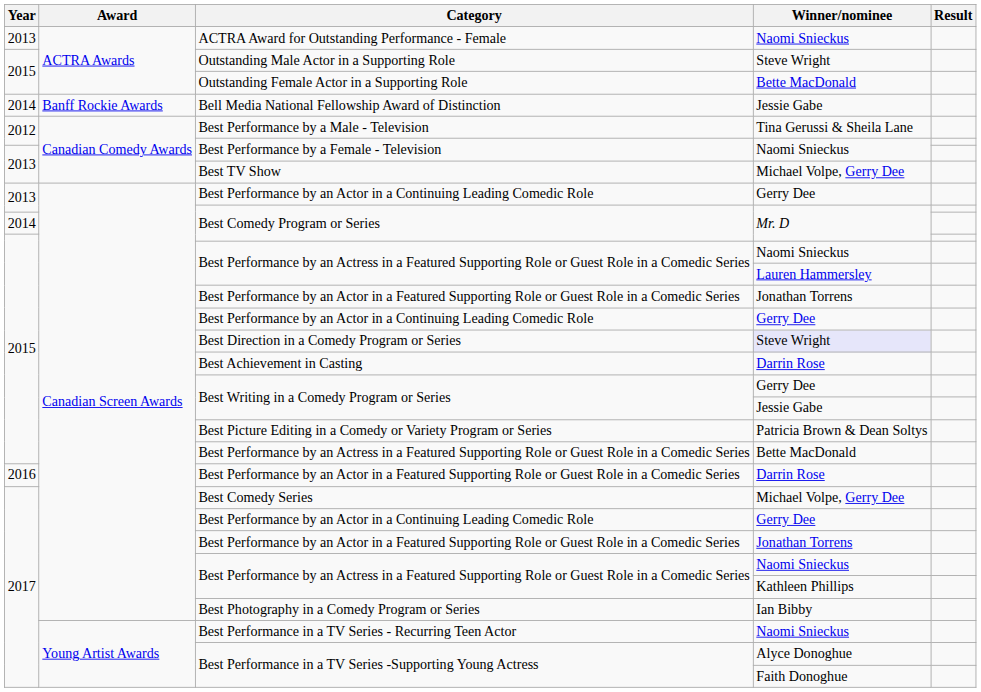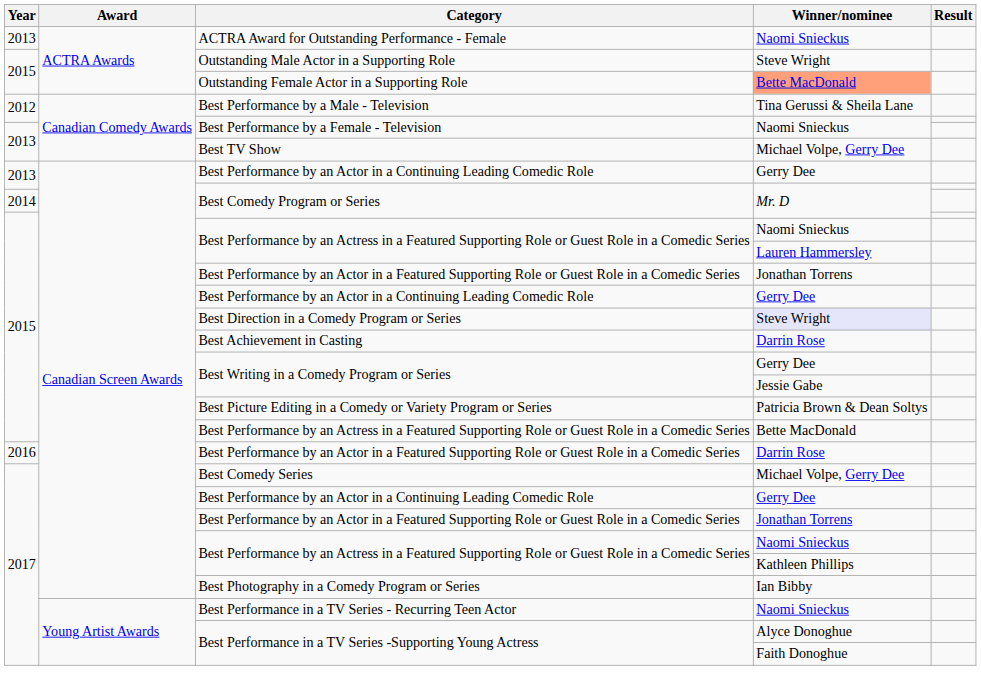(806, 82) no background -> (806, 82) lightsalmon background
- row: (22, 104)
